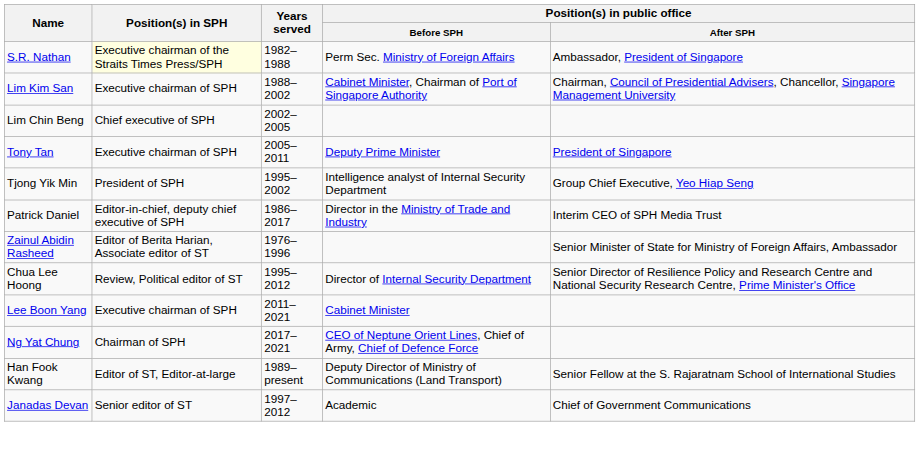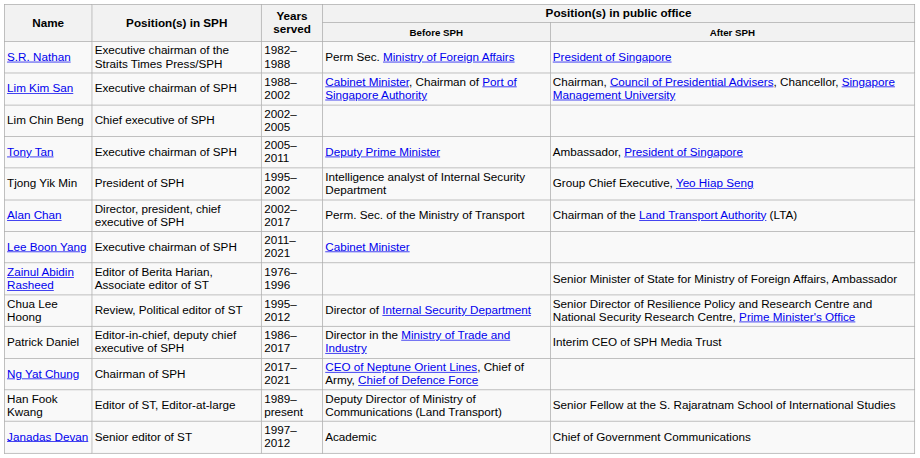(162, 57) lightyellow background -> (162, 57) no background
(648, 57) Ambassador, President of Singapore -> (612, 57) President of Singapore
(612, 152) President of Singapore -> (648, 152) Ambassador, President of Singapore
+ row: (34, 215)
rows swapped: (47, 310) <-> (43, 215)
